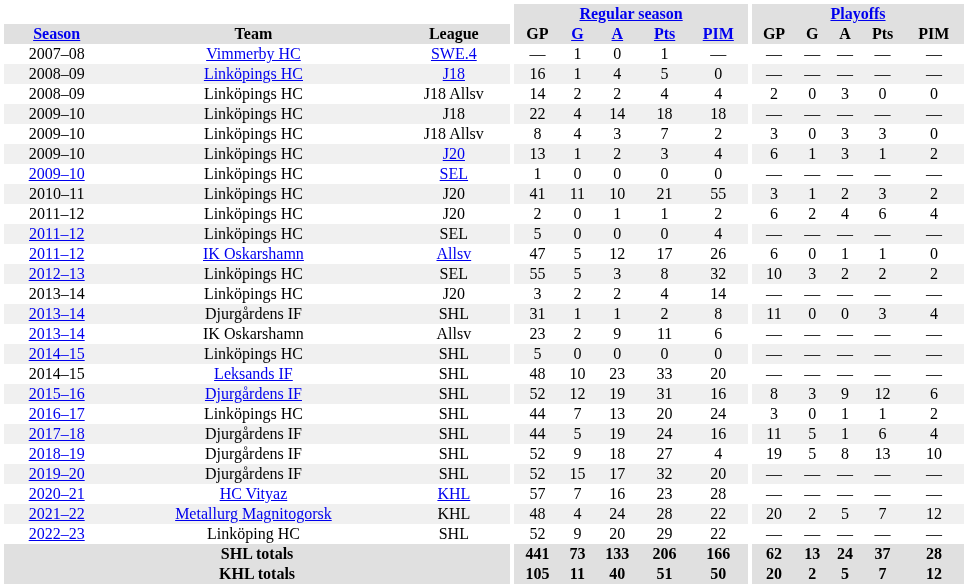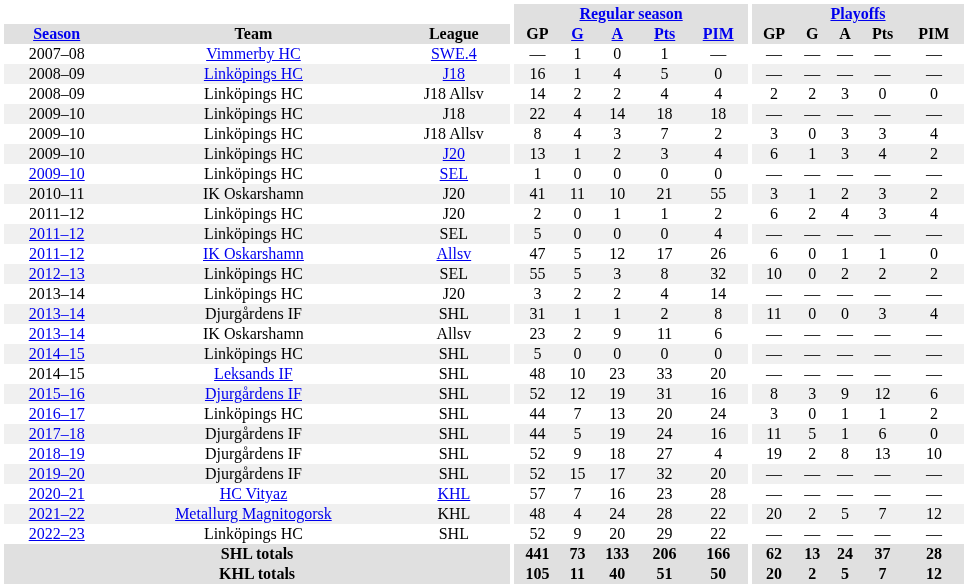(812, 94) 0 -> (812, 94) 2
(934, 134) 0 -> (934, 134) 4
(883, 154) 1 -> (883, 154) 4
(253, 194) Linköpings HC -> (253, 194) IK Oskarshamn
(883, 214) 6 -> (883, 214) 3
(812, 274) 3 -> (812, 274) 0
(934, 434) 4 -> (934, 434) 0
(812, 454) 5 -> (812, 454) 2
(253, 534) Linköping HC -> (253, 534) Linköpings HC
